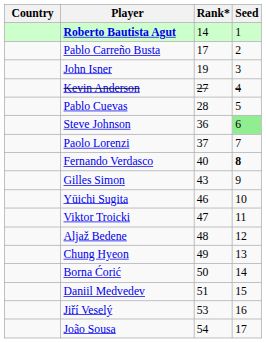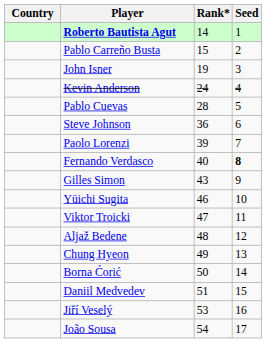(203, 50) 17 -> (203, 50) 15
(203, 87) 27 -> (203, 87) 24
(238, 124) lightgreen background -> (238, 124) no background
(203, 143) 37 -> (203, 143) 39
